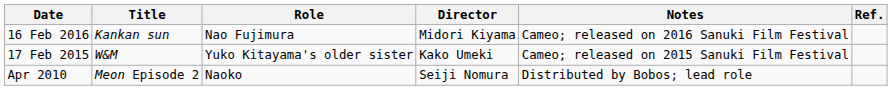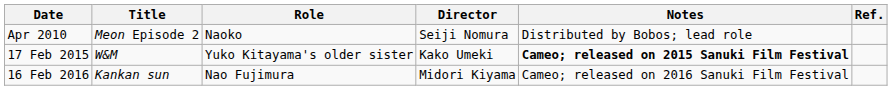rows swapped: (37, 75) <-> (48, 35)
(685, 55) normal -> (685, 55) bold
